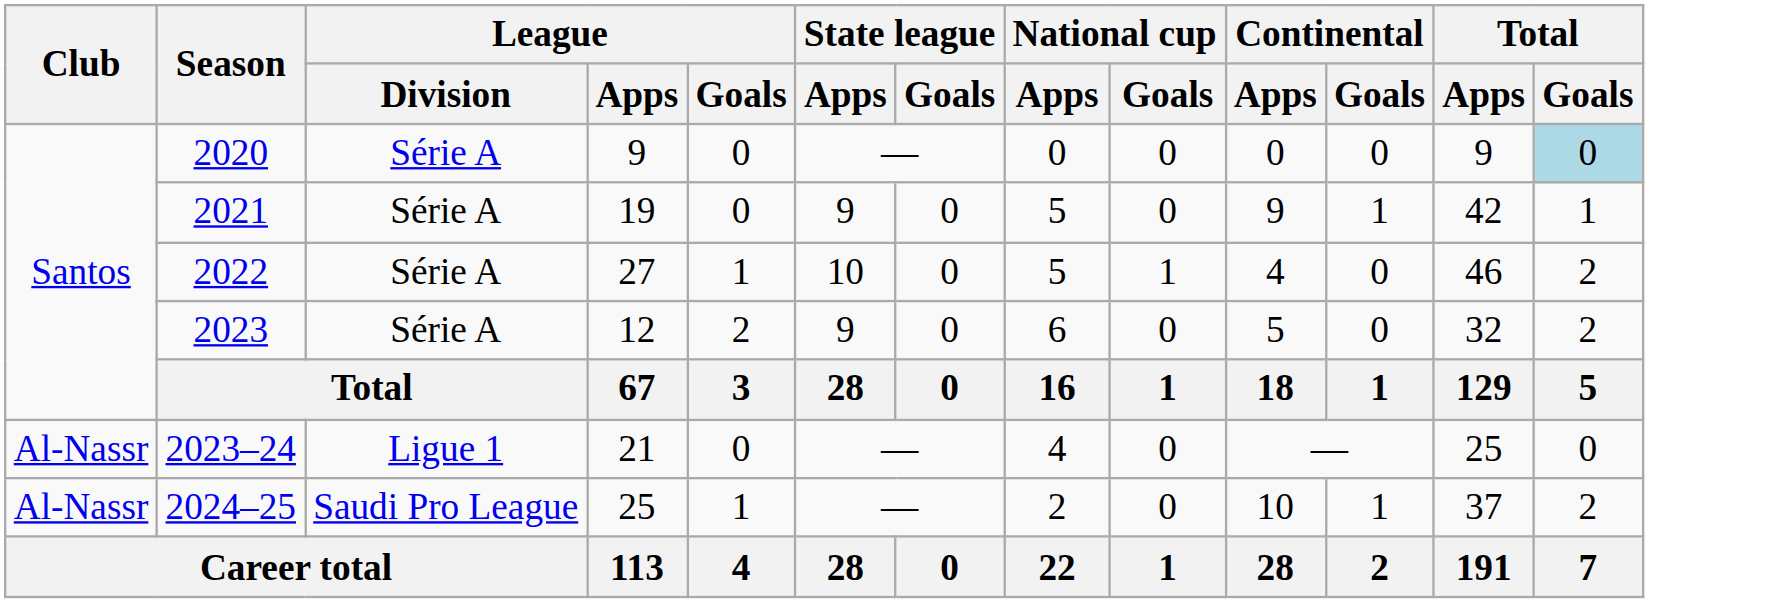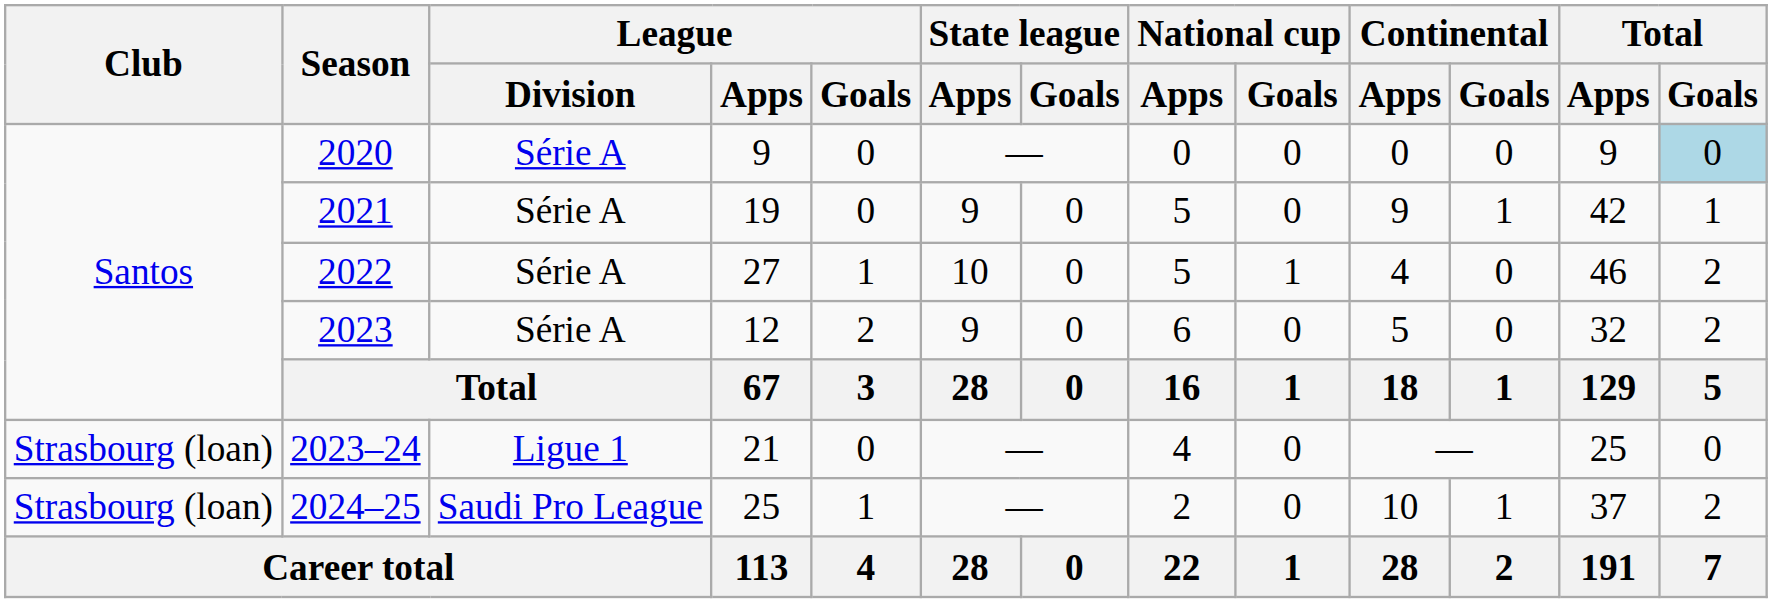(81, 447) Al-Nassr -> (143, 447) Strasbourg (loan)
(81, 507) Al-Nassr -> (143, 507) Strasbourg (loan)
